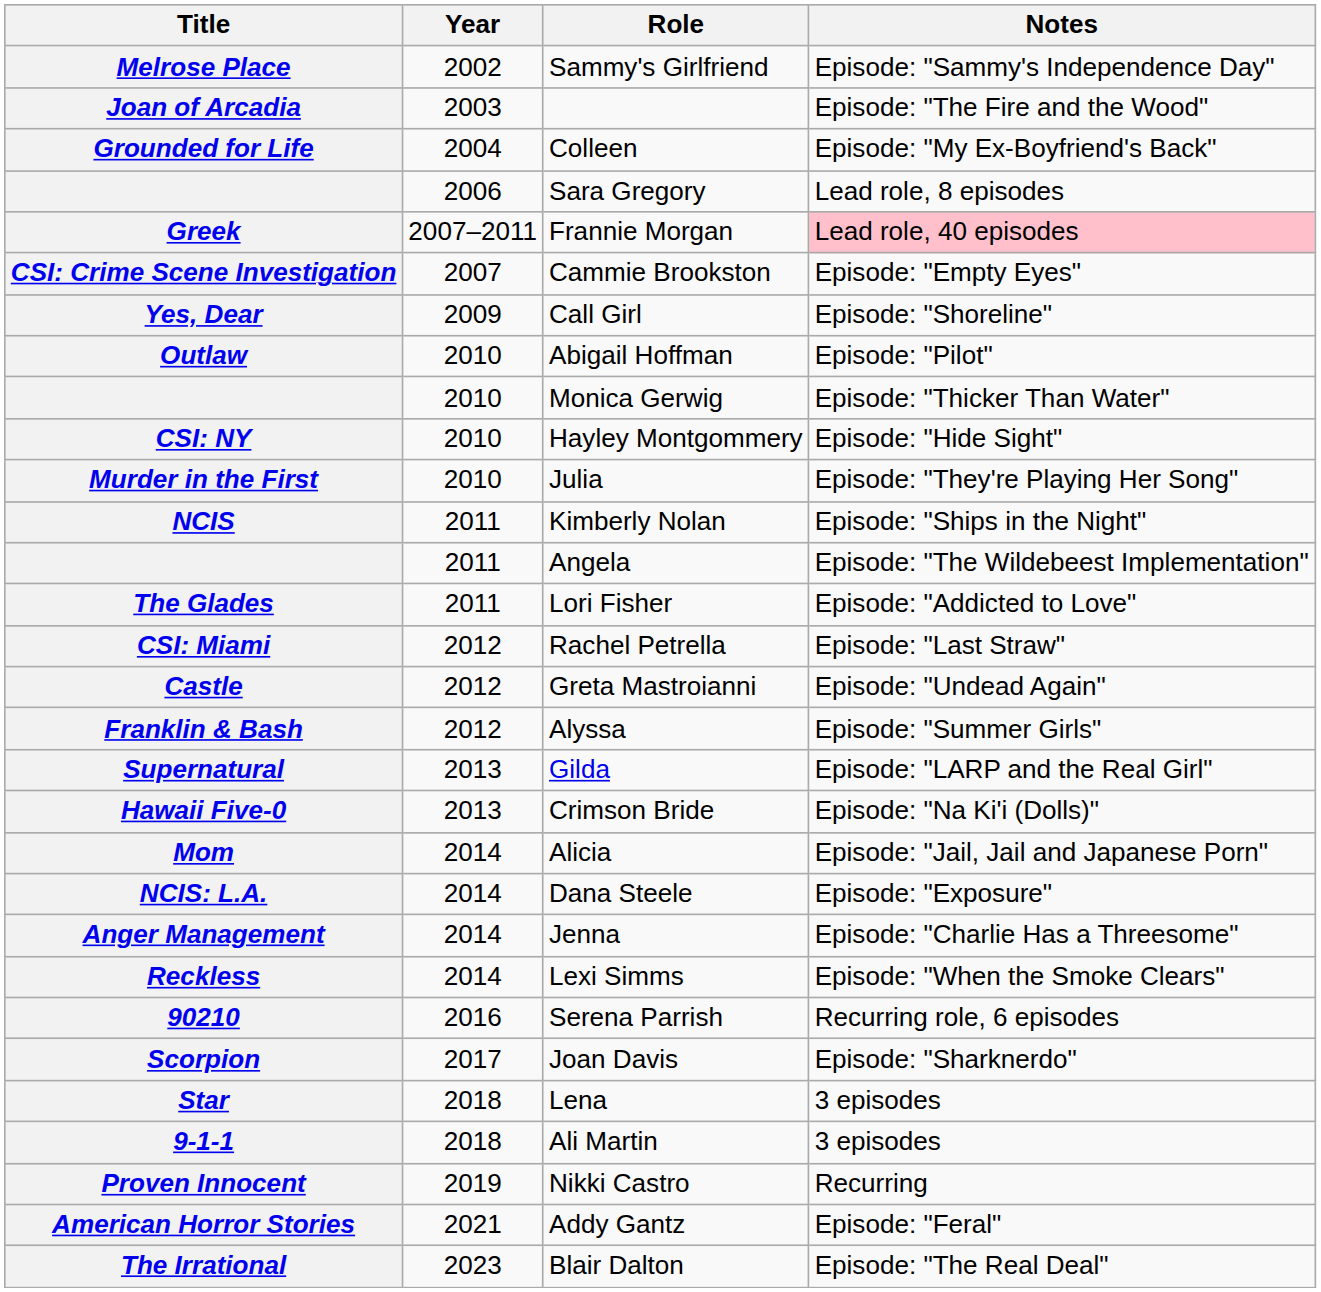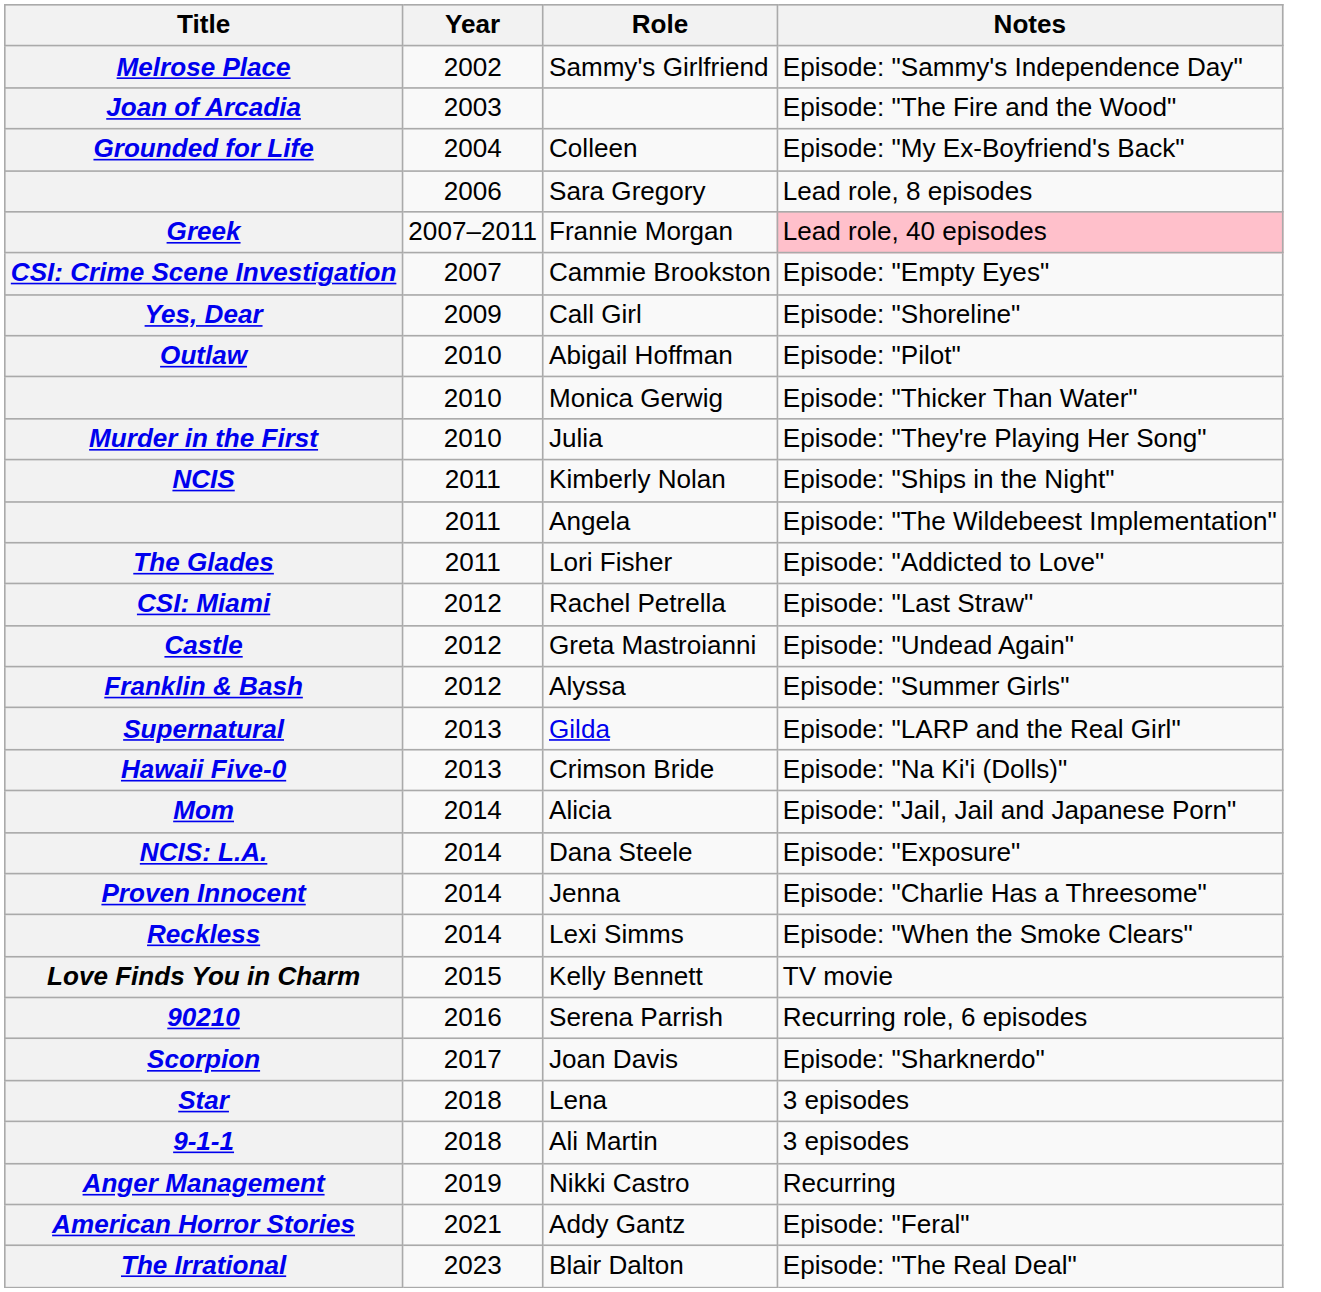- row: (676, 438)
(204, 935) Anger Management -> (204, 893) Proven Innocent
+ row: (626, 976)
(204, 1183) Proven Innocent -> (204, 1183) Anger Management
